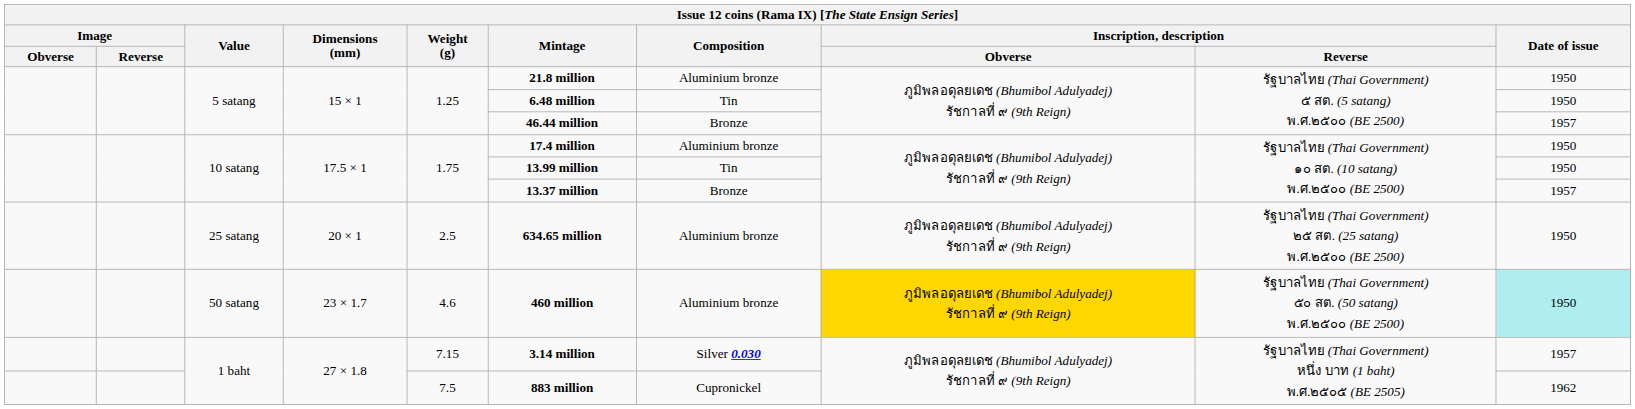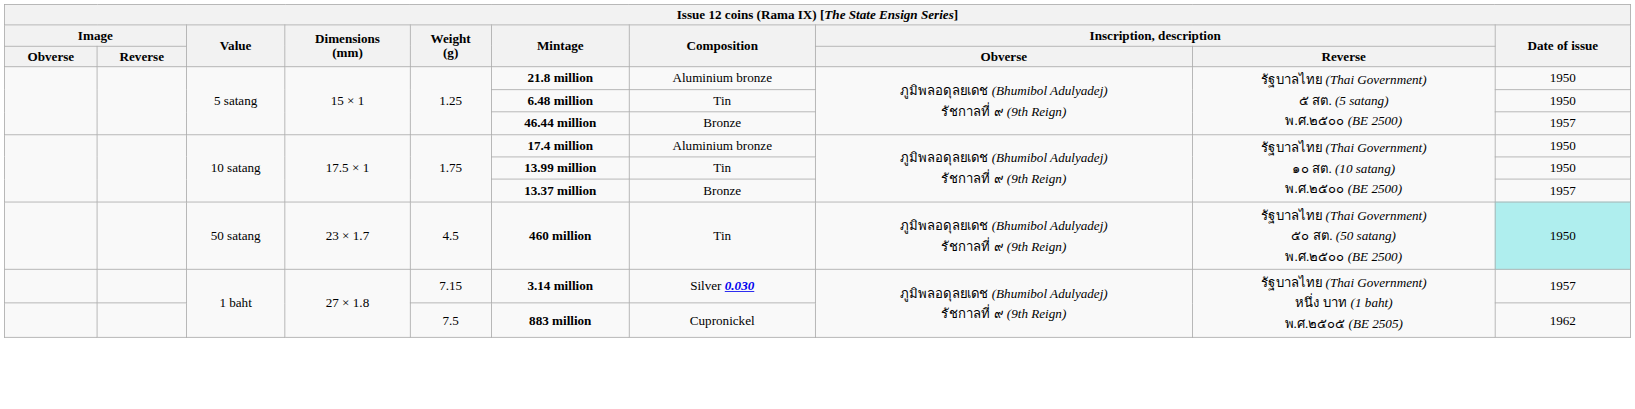- row: (234, 235)
(447, 303) 4.6 -> (451, 235) 4.5
(729, 303) Aluminium bronze -> (722, 235) Tin
(1008, 303) gold background -> (1004, 236) no background
